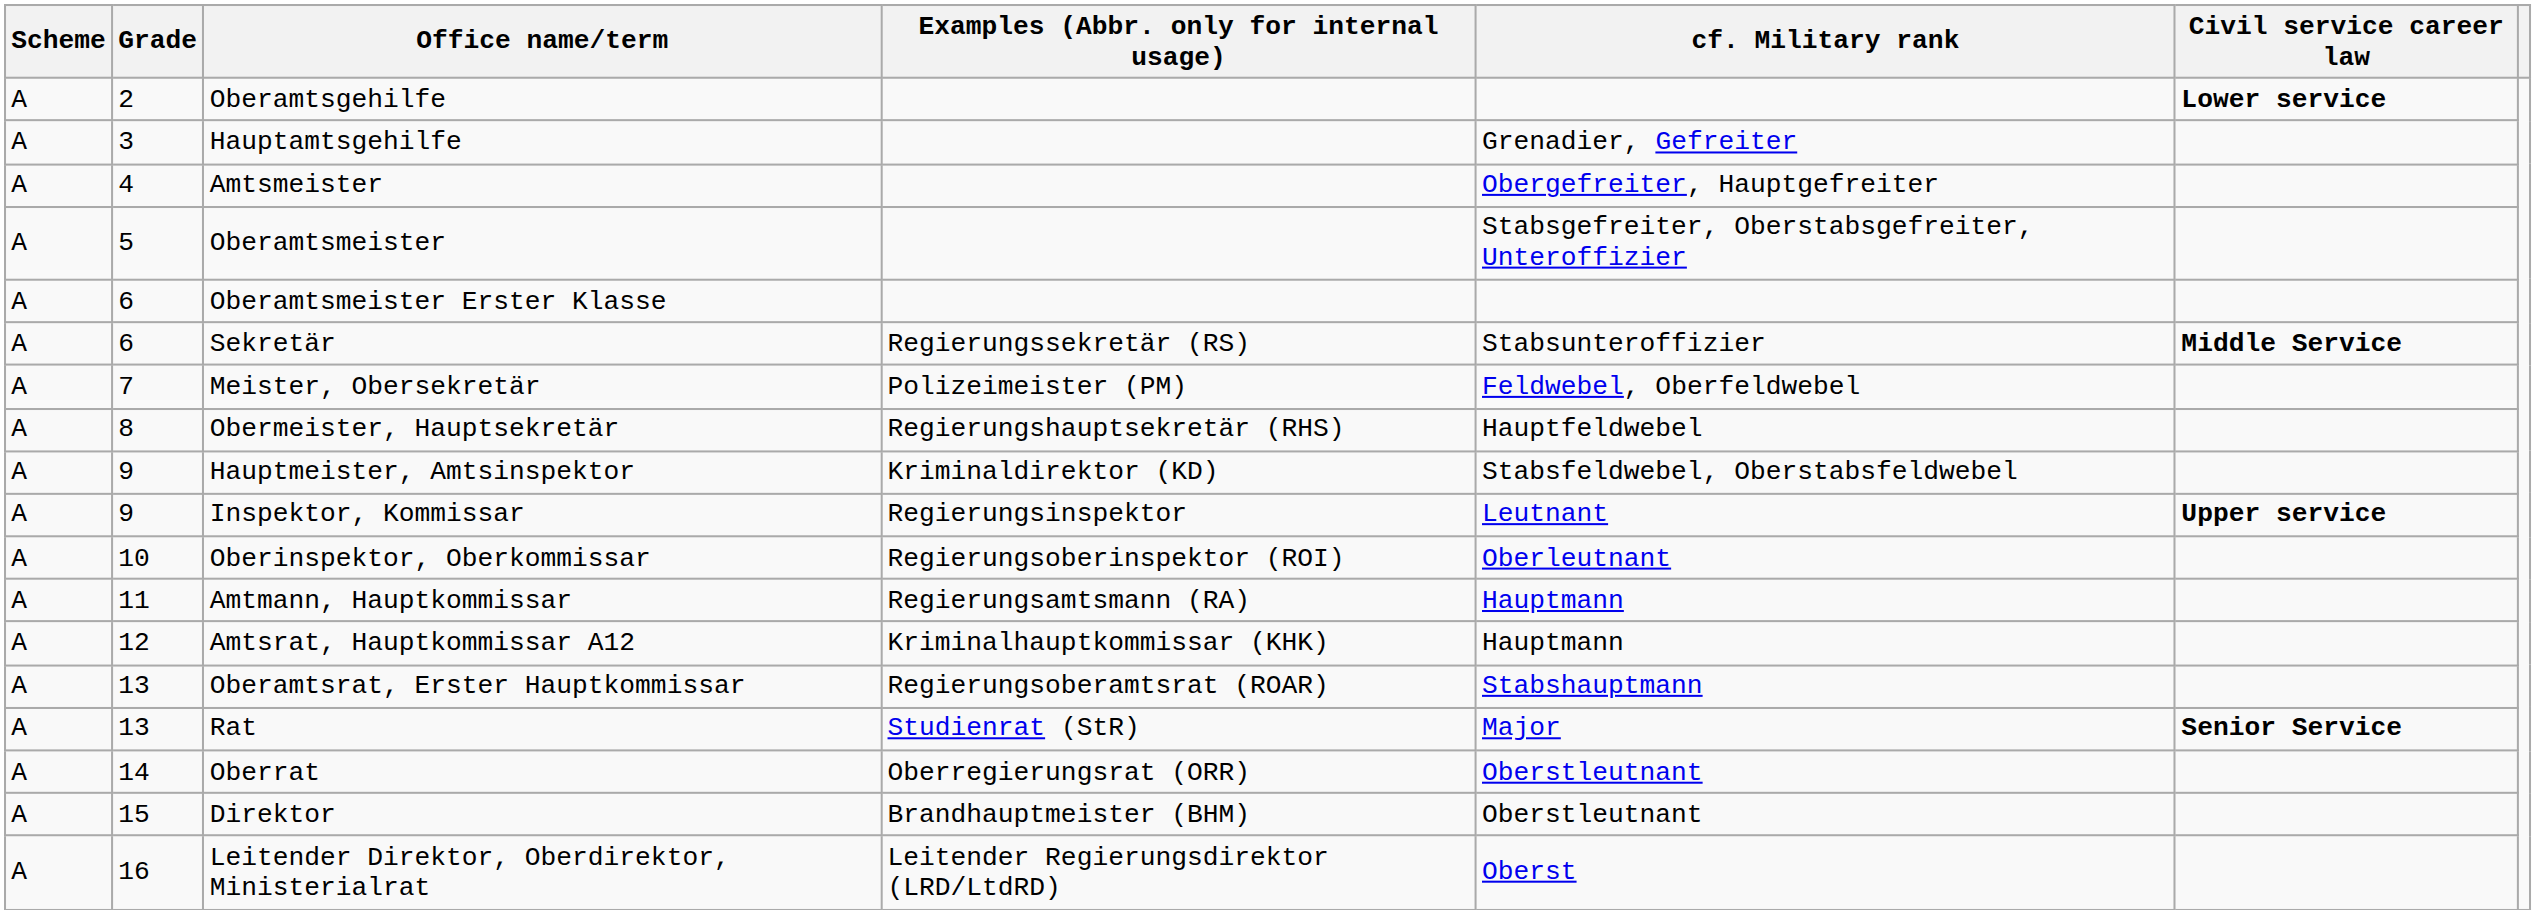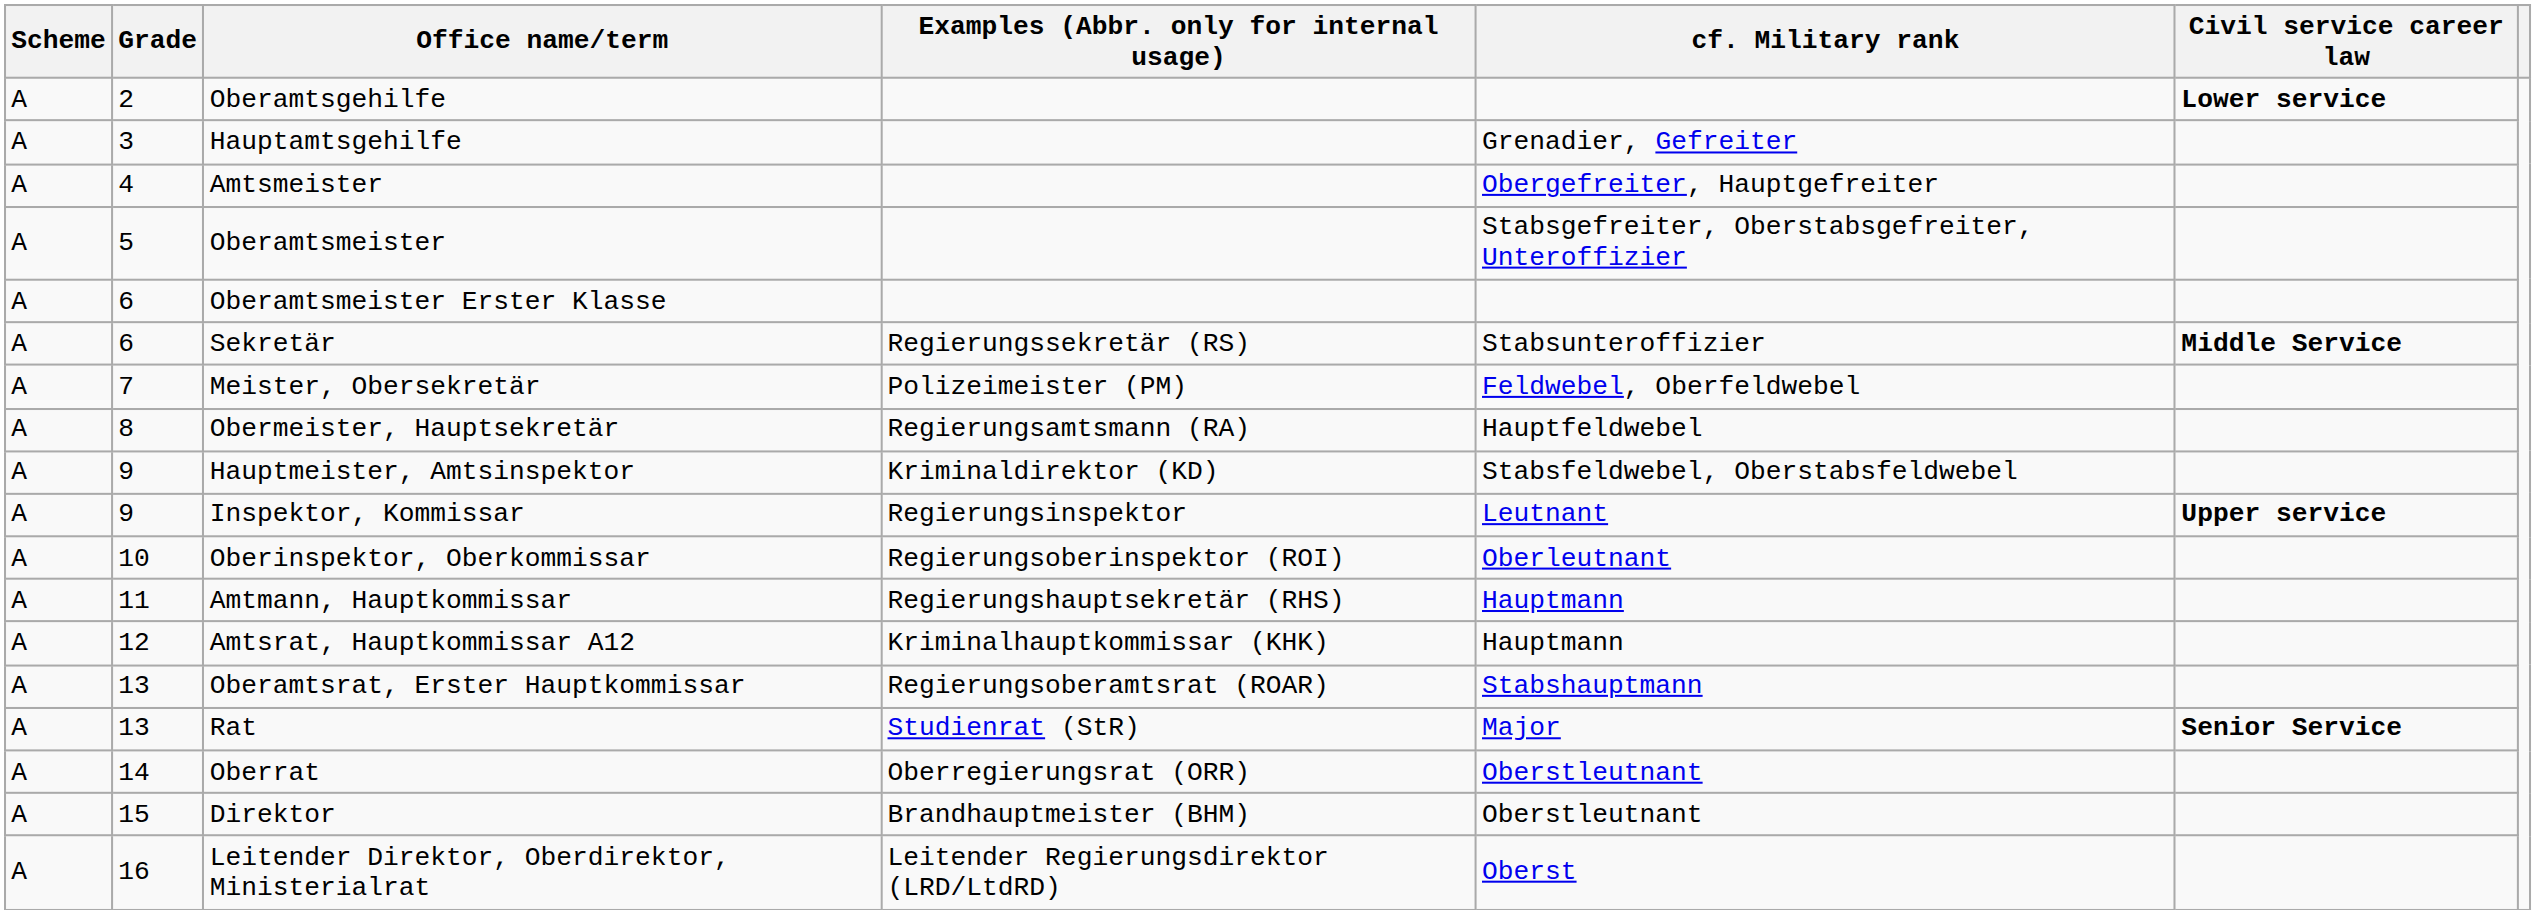(1116, 429) Regierungshauptsekretär (RHS) -> (1069, 429) Regierungsamtsmann (RA)
(1069, 601) Regierungsamtsmann (RA) -> (1116, 601) Regierungshauptsekretär (RHS)
